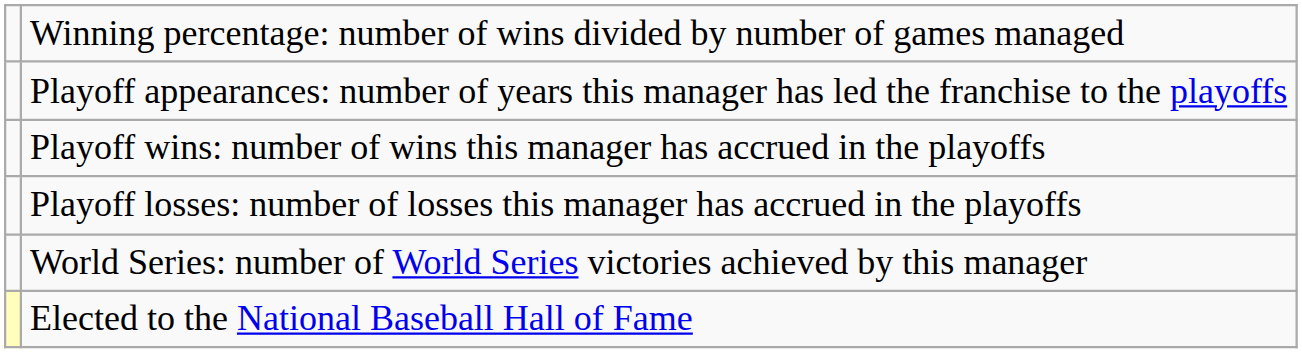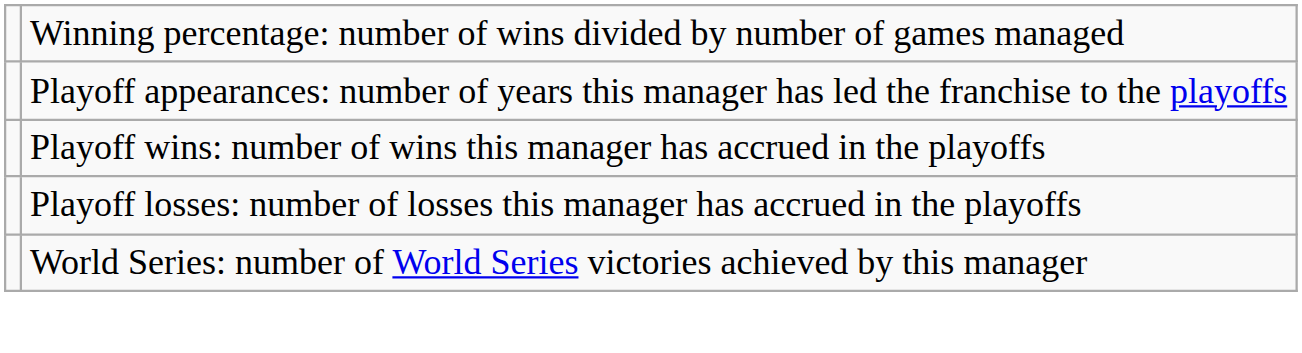- row: (361, 318)
